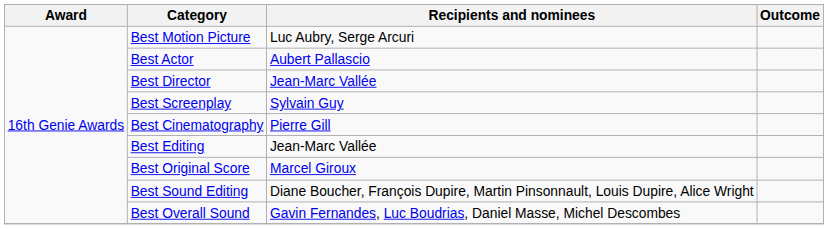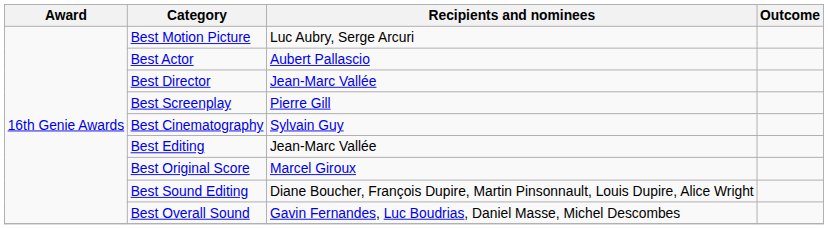(307, 103) Sylvain Guy -> (300, 103) Pierre Gill
(300, 125) Pierre Gill -> (307, 125) Sylvain Guy
